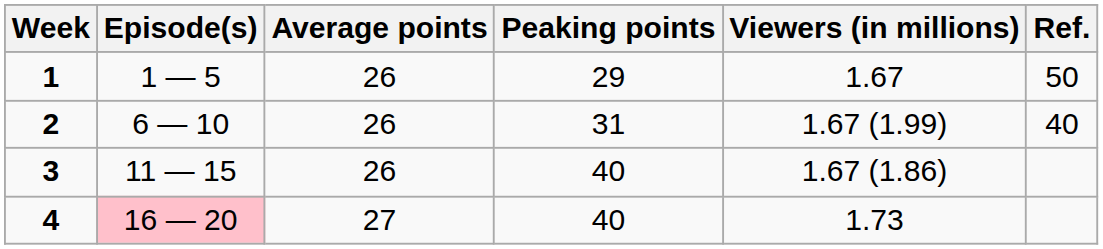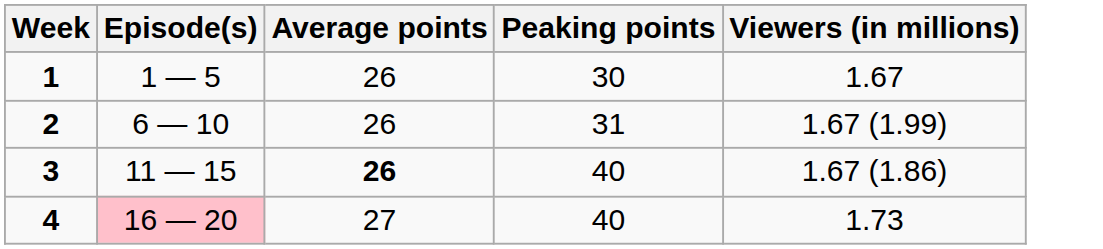- column: (1062, 28)
(608, 76) 29 -> (608, 76) 30
(380, 171) normal -> (380, 171) bold
